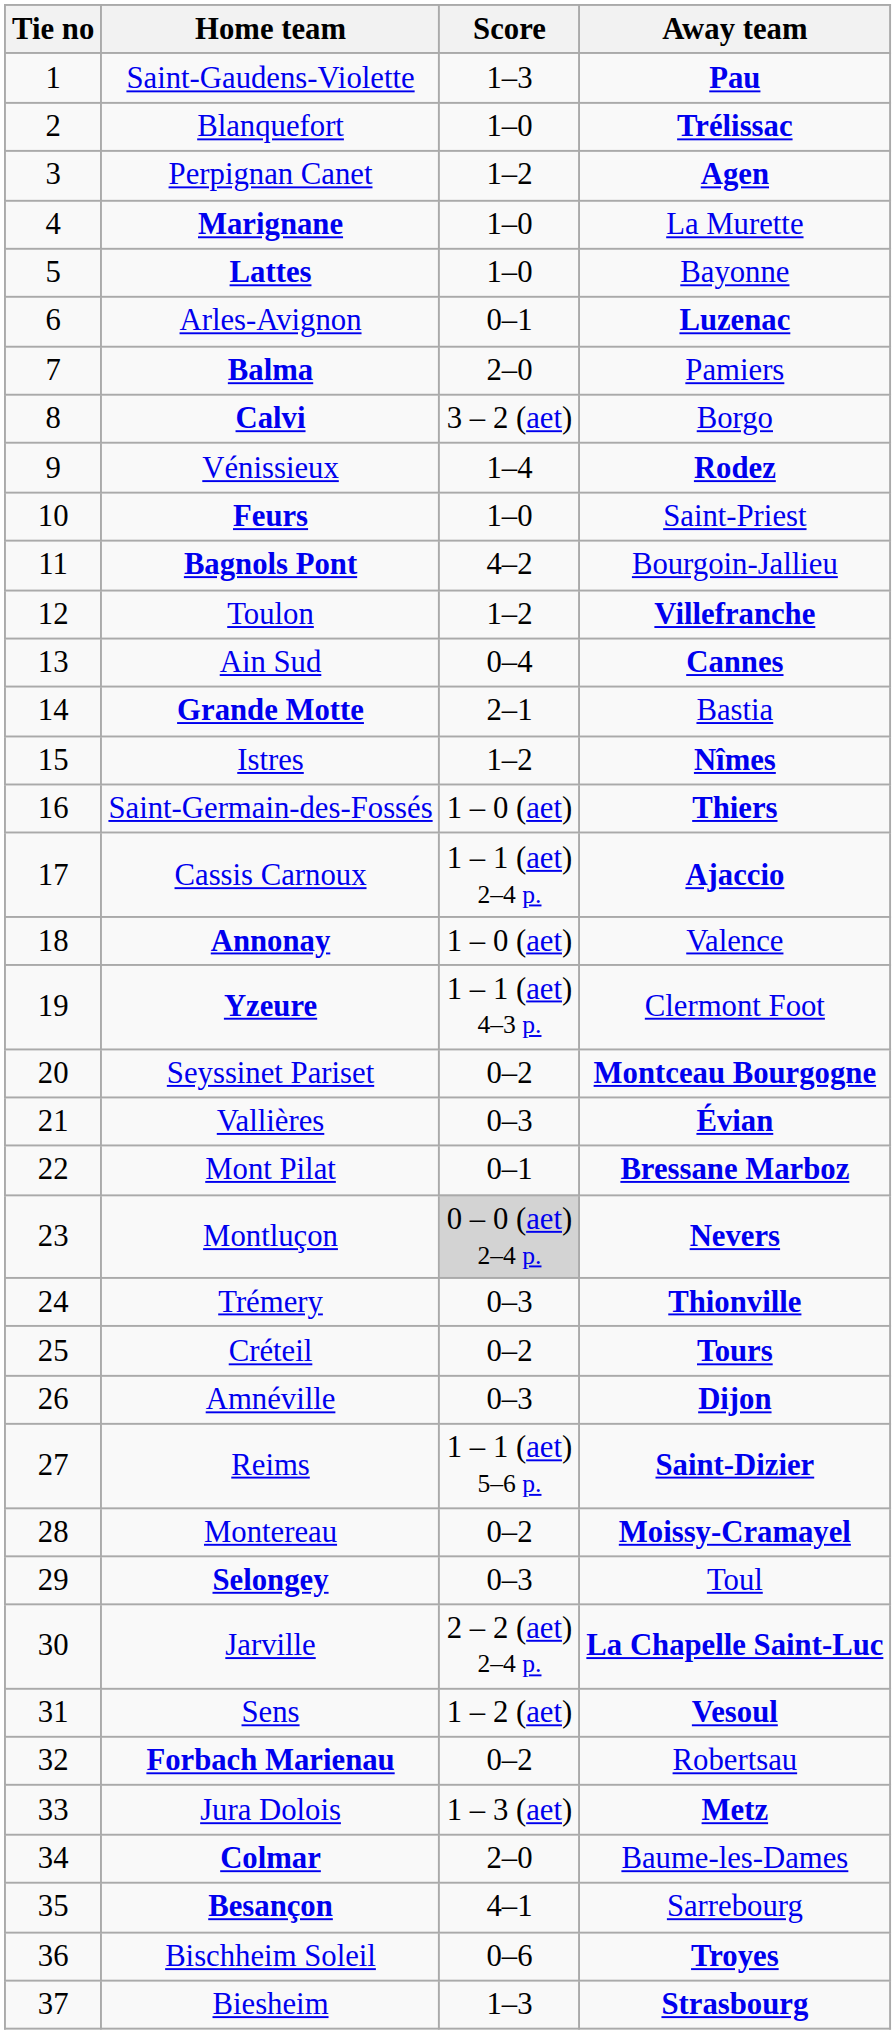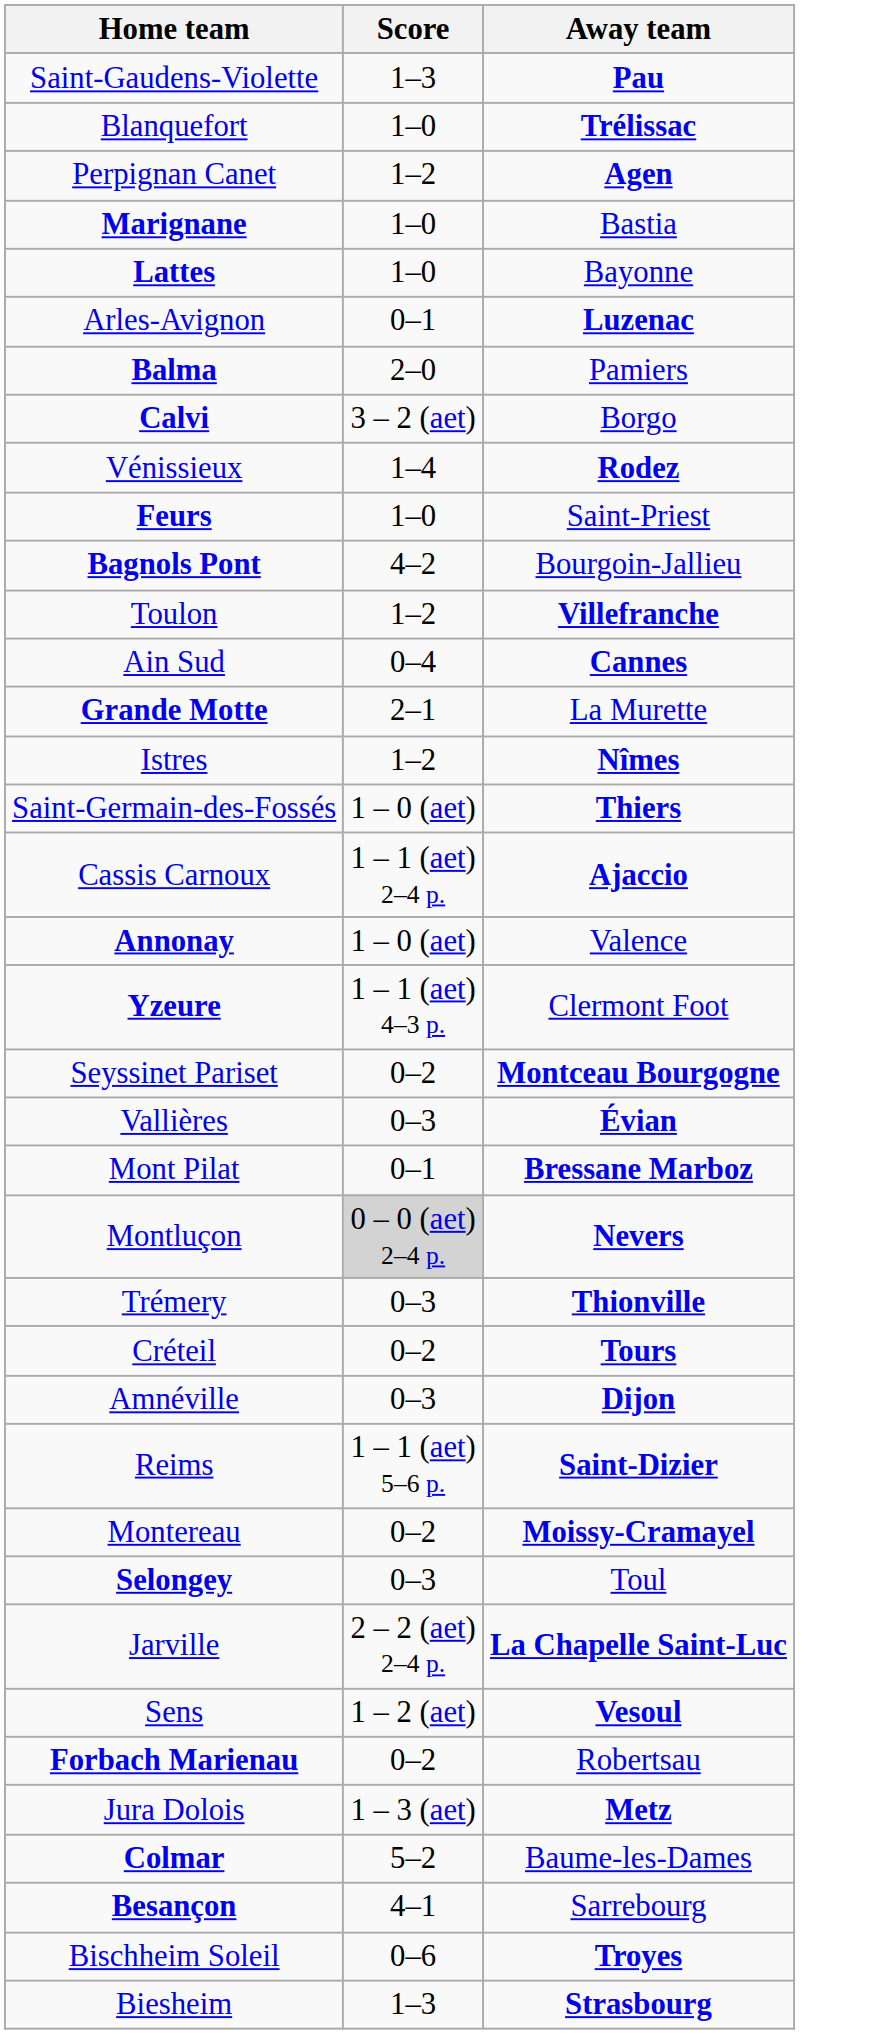- column: (53, 28)
(735, 223) La Murette -> (638, 223) Bastia
(735, 710) Bastia -> (638, 710) La Murette
(509, 1858) 2–0 -> (413, 1858) 5–2
